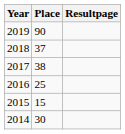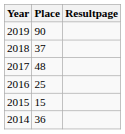(40, 66) 38 -> (40, 66) 48
(40, 119) 30 -> (40, 119) 36
